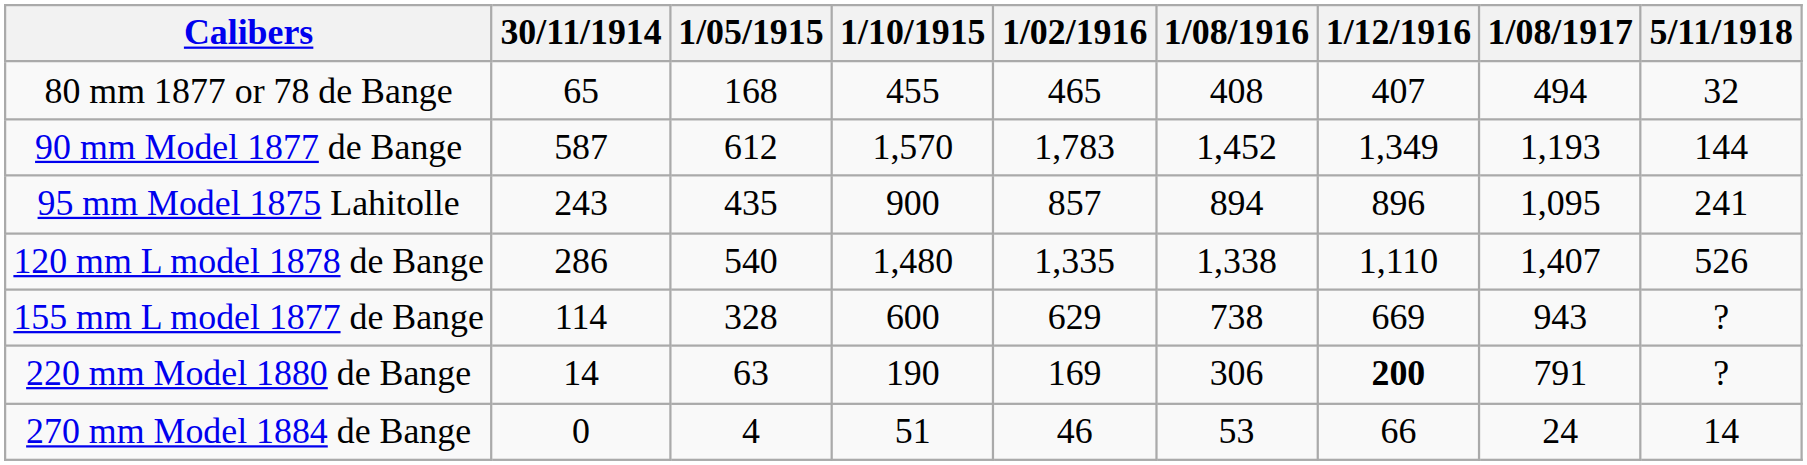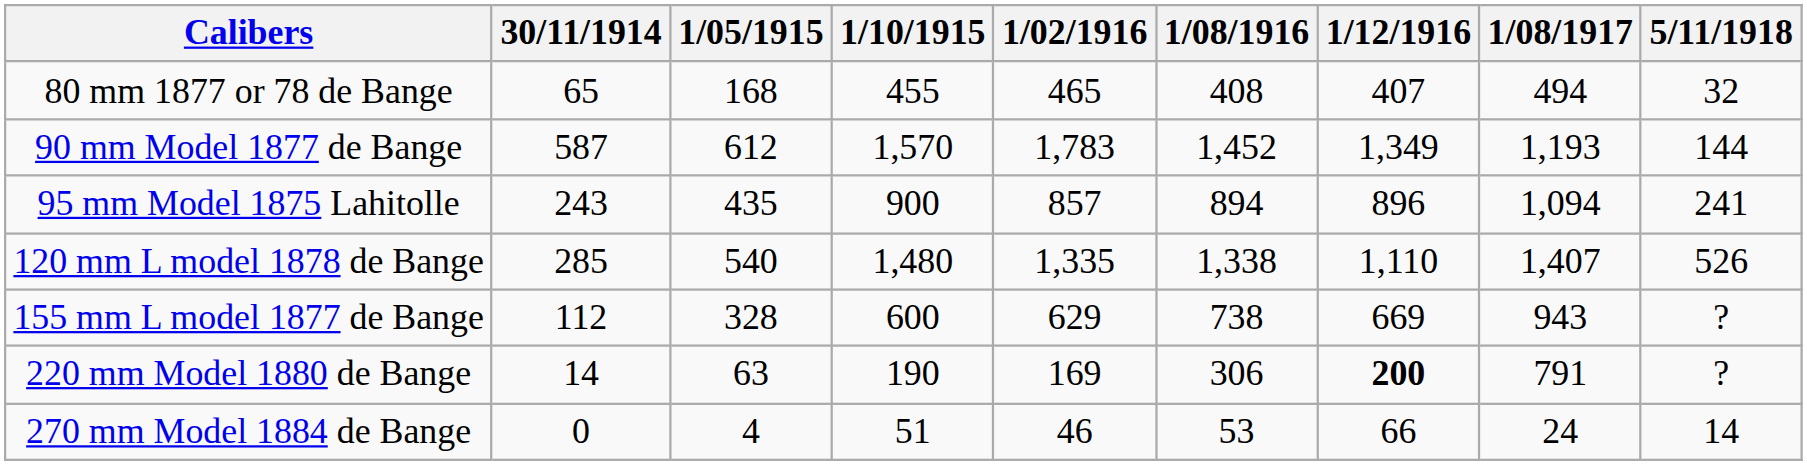(1560, 203) 1,095 -> (1560, 203) 1,094
(581, 260) 286 -> (581, 260) 285
(581, 317) 114 -> (581, 317) 112
